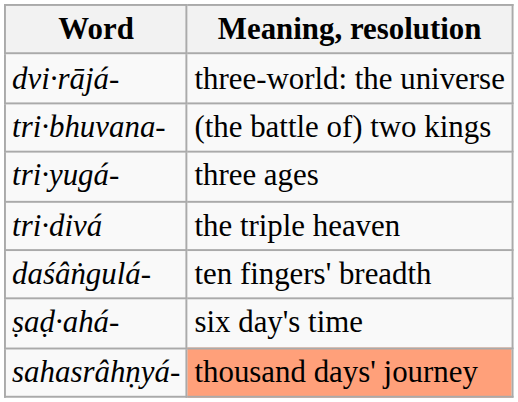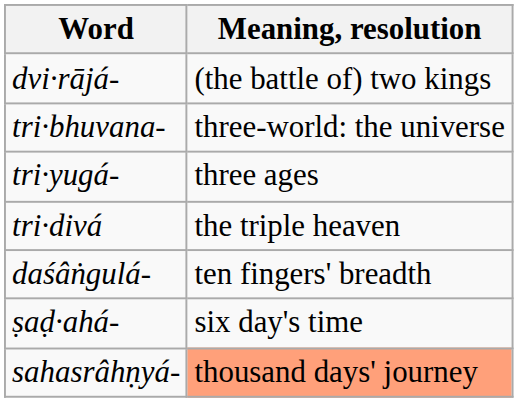(350, 77) three-world: the universe -> (343, 77) (the battle of) two kings
(343, 126) (the battle of) two kings -> (350, 126) three-world: the universe
